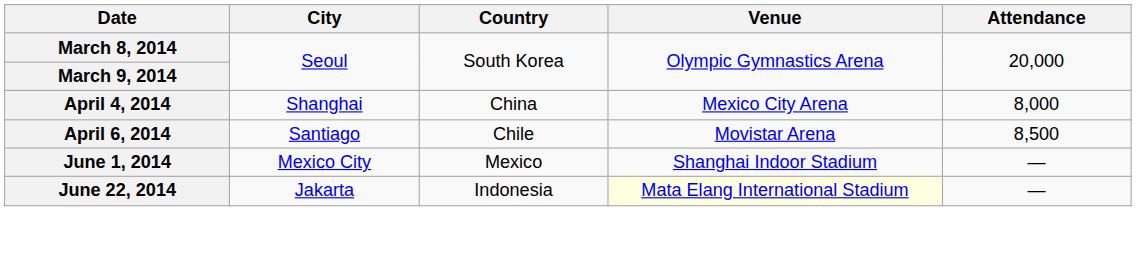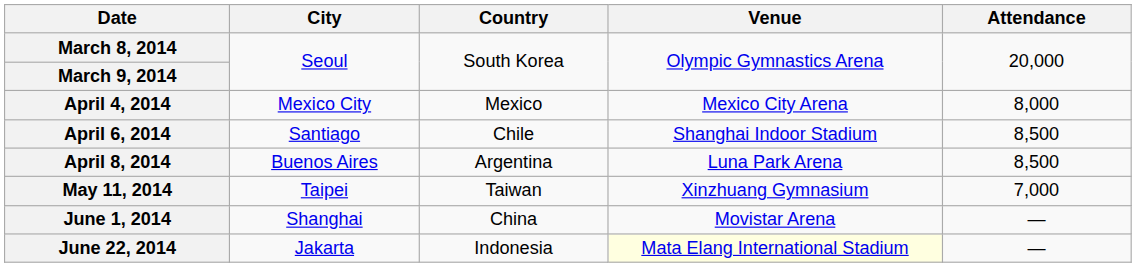(324, 104) Shanghai -> (324, 104) Mexico City
(514, 104) China -> (514, 104) Mexico
(775, 133) Movistar Arena -> (775, 133) Shanghai Indoor Stadium
+ row: (117, 162)
+ row: (117, 190)
(324, 162) Mexico City -> (324, 219) Shanghai
(514, 162) Mexico -> (514, 219) China
(775, 162) Shanghai Indoor Stadium -> (775, 219) Movistar Arena
